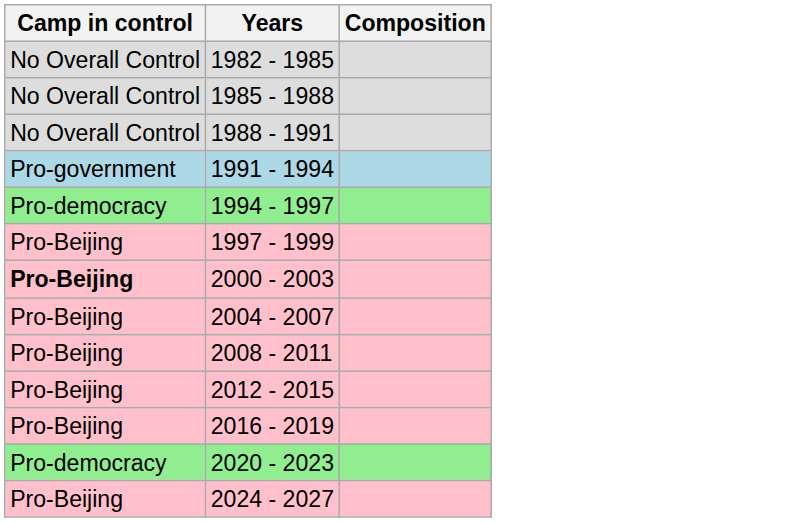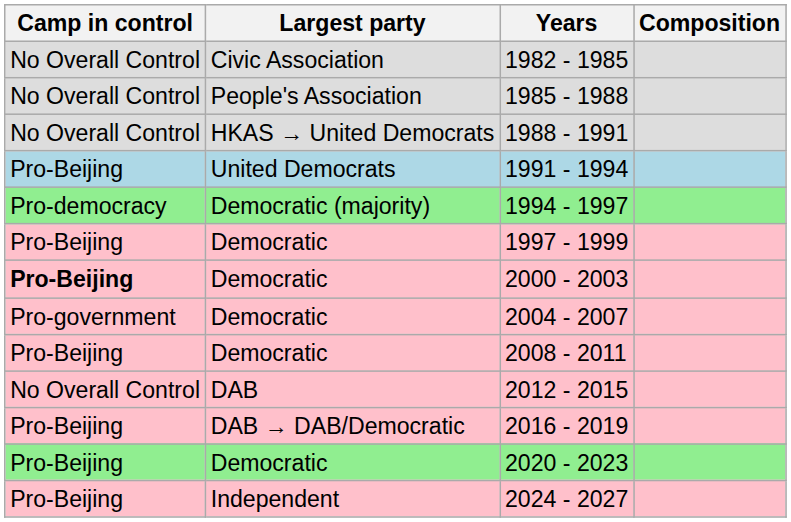+ column: (352, 23)
(93, 170) Pro-government -> (67, 170) Pro-Beijing
(67, 316) Pro-Beijing -> (93, 316) Pro-government
(67, 389) Pro-Beijing -> (105, 389) No Overall Control
(88, 462) Pro-democracy -> (67, 462) Pro-Beijing
